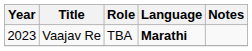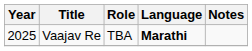(22, 35) 2023 -> (22, 35) 2025
